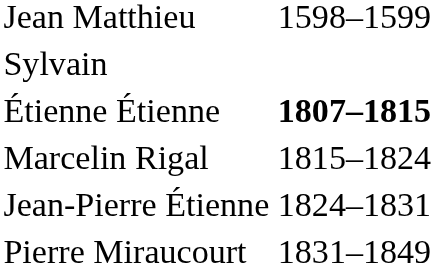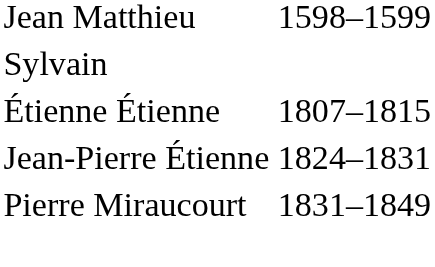(354, 110) bold -> (354, 110) normal
- row: (106, 157)
